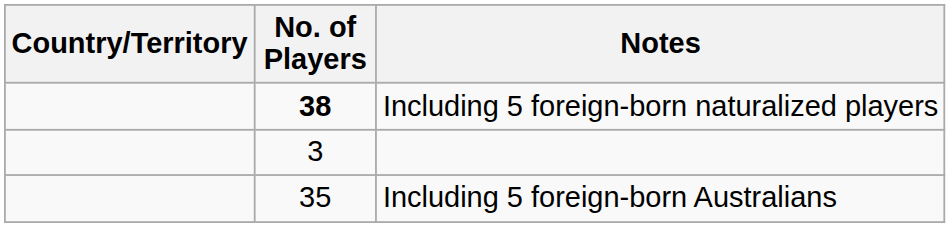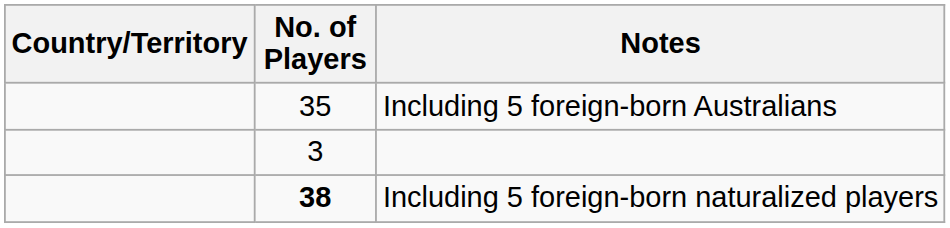rows swapped: (610, 197) <-> (661, 105)
